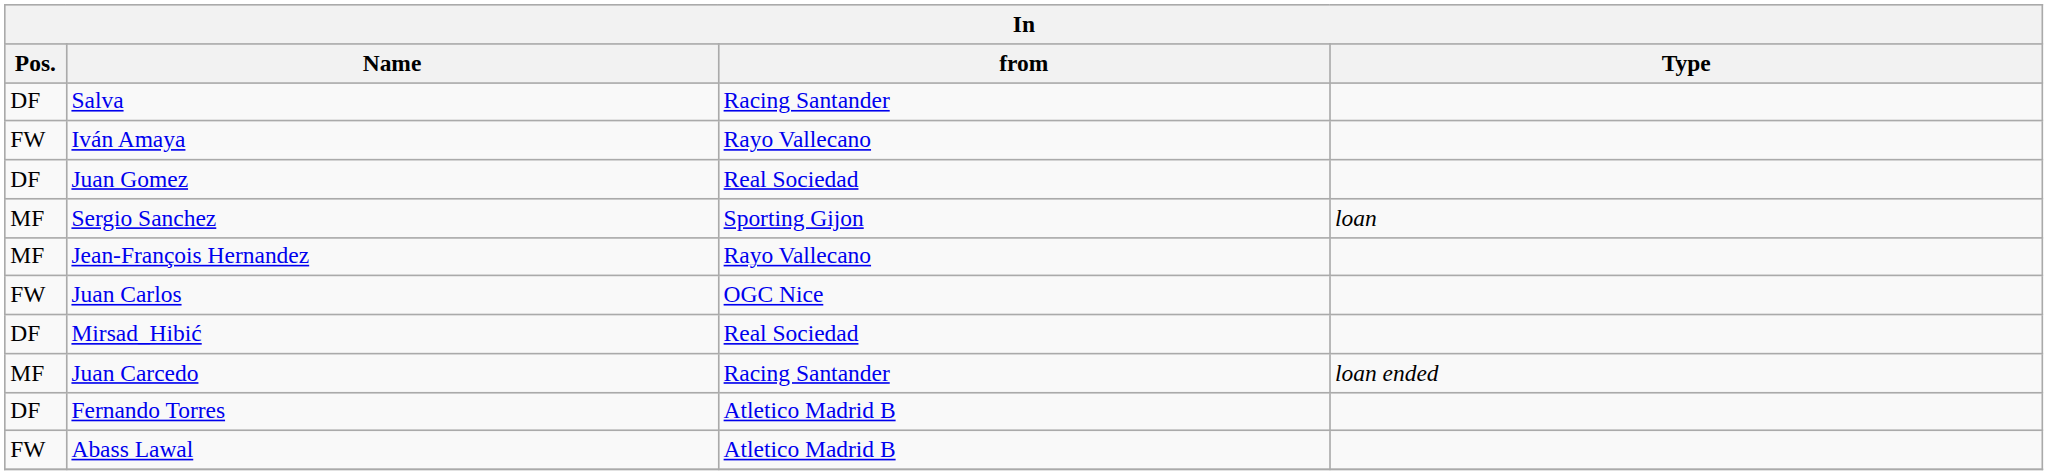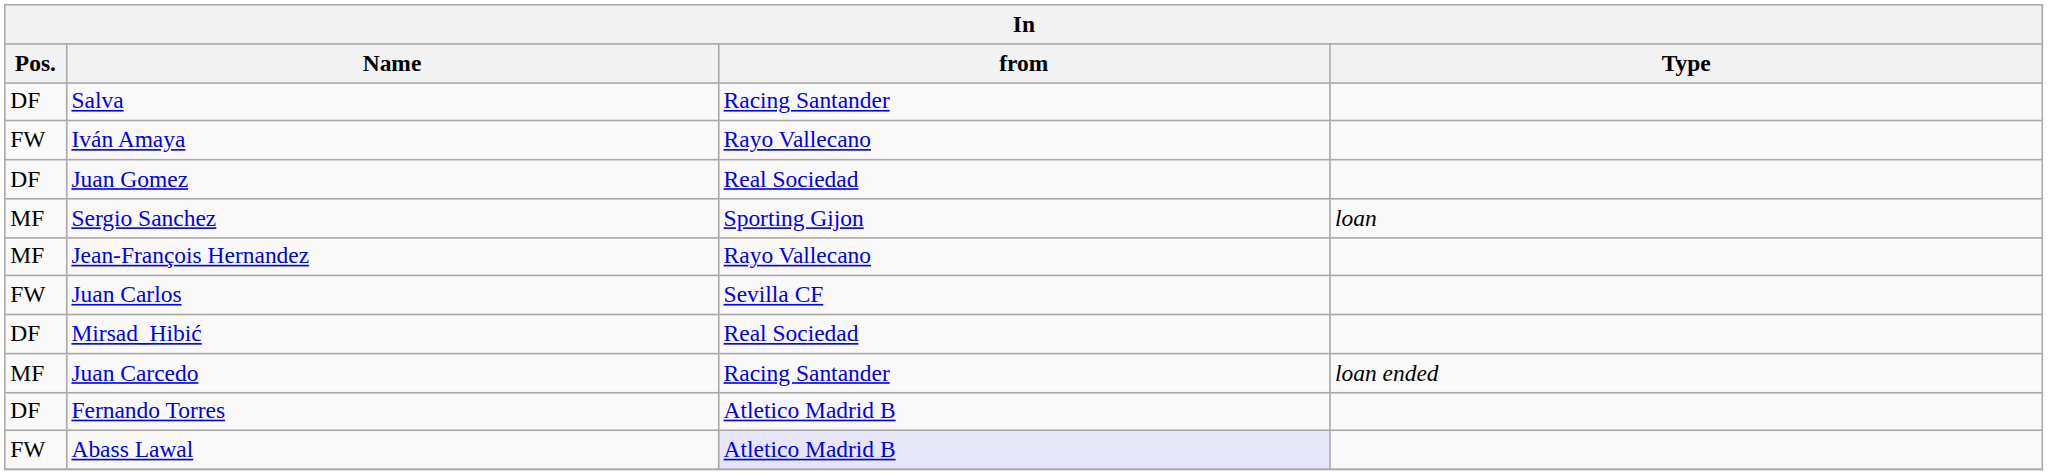(773, 295) OGC Nice -> (773, 295) Sevilla CF
(810, 450) no background -> (810, 450) lavender background
